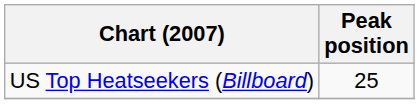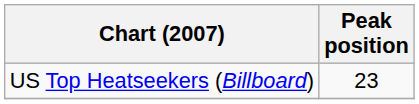(366, 80) 25 -> (366, 80) 23
